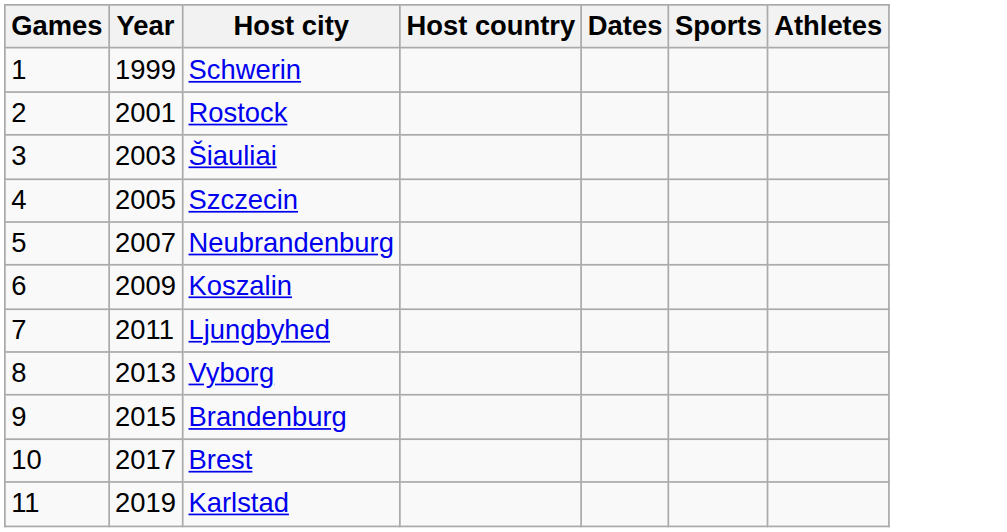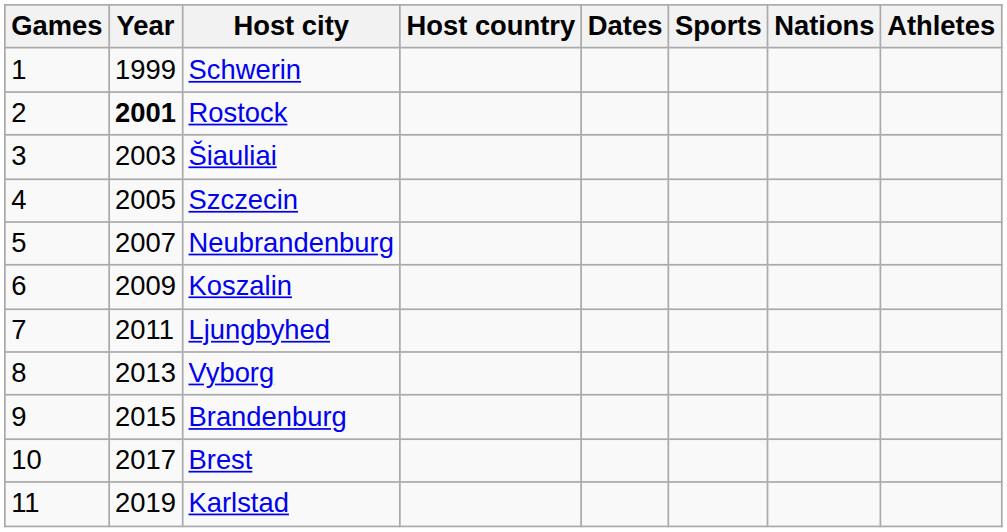+ column: (824, 26)
(145, 112) normal -> (145, 112) bold
